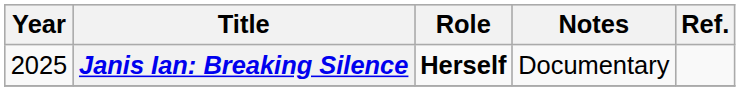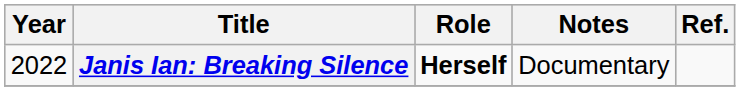(39, 65) 2025 -> (39, 65) 2022
